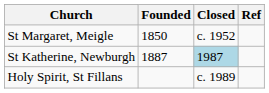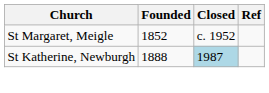(154, 35) 1850 -> (154, 35) 1852
(154, 56) 1887 -> (154, 56) 1888
- row: (65, 77)
